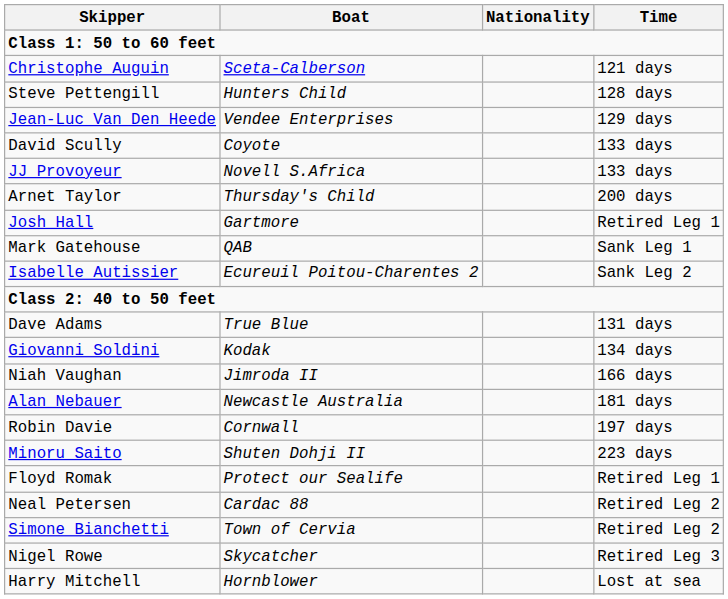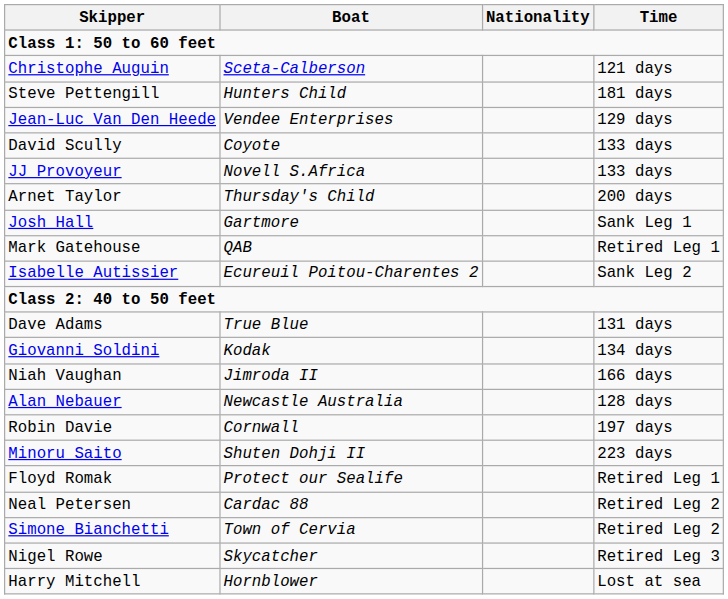(635, 94) 128 days -> (635, 94) 181 days
(659, 223) Retired Leg 1 -> (644, 223) Sank Leg 1
(644, 248) Sank Leg 1 -> (659, 248) Retired Leg 1
(635, 402) 181 days -> (635, 402) 128 days
